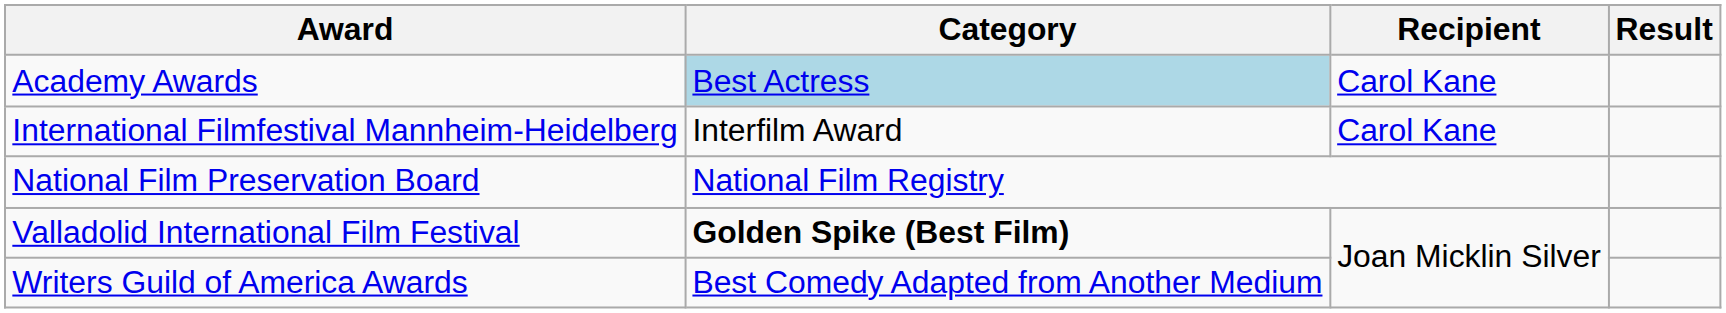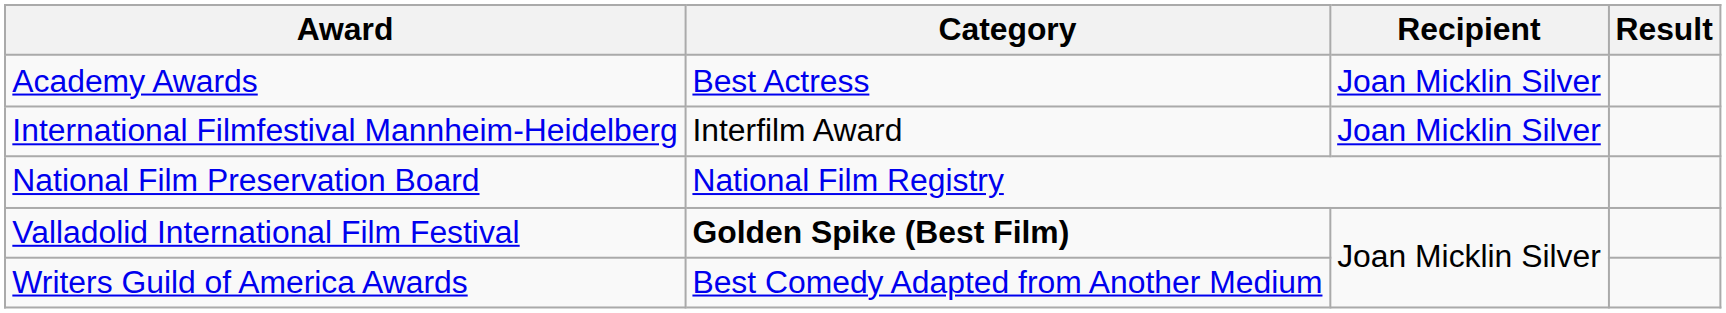(781, 80) lightblue background -> (781, 80) no background
(1417, 80) Carol Kane -> (1469, 80) Joan Micklin Silver
(1417, 130) Carol Kane -> (1469, 130) Joan Micklin Silver
